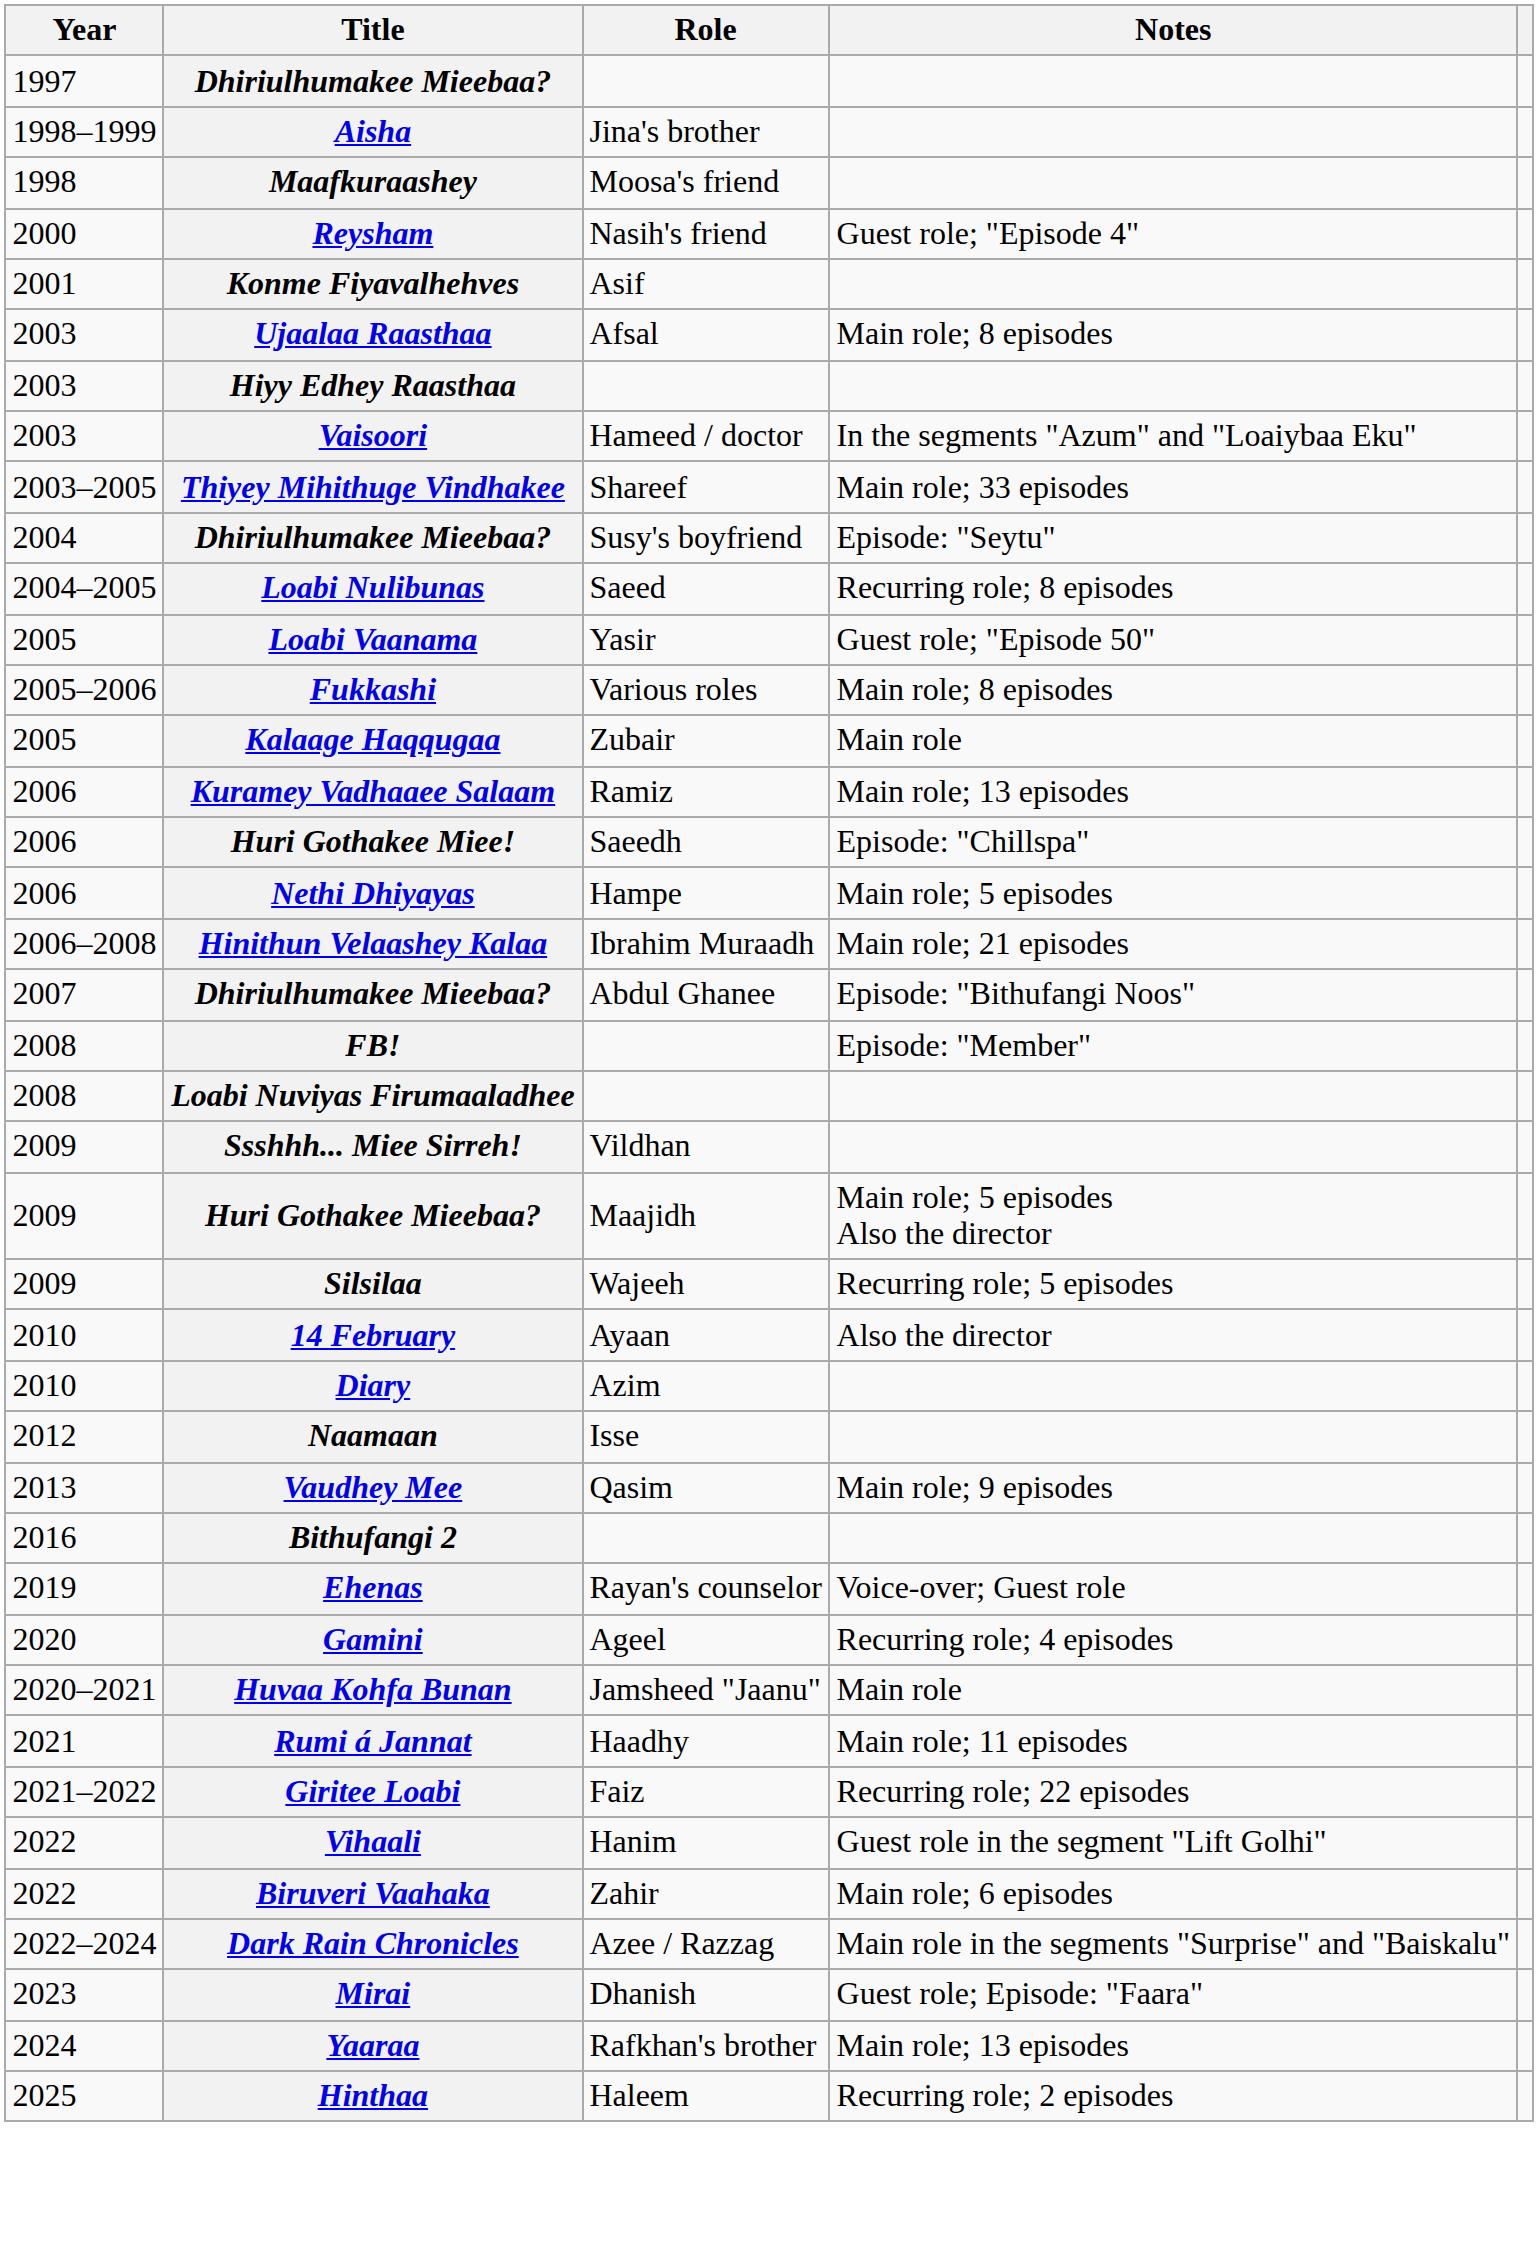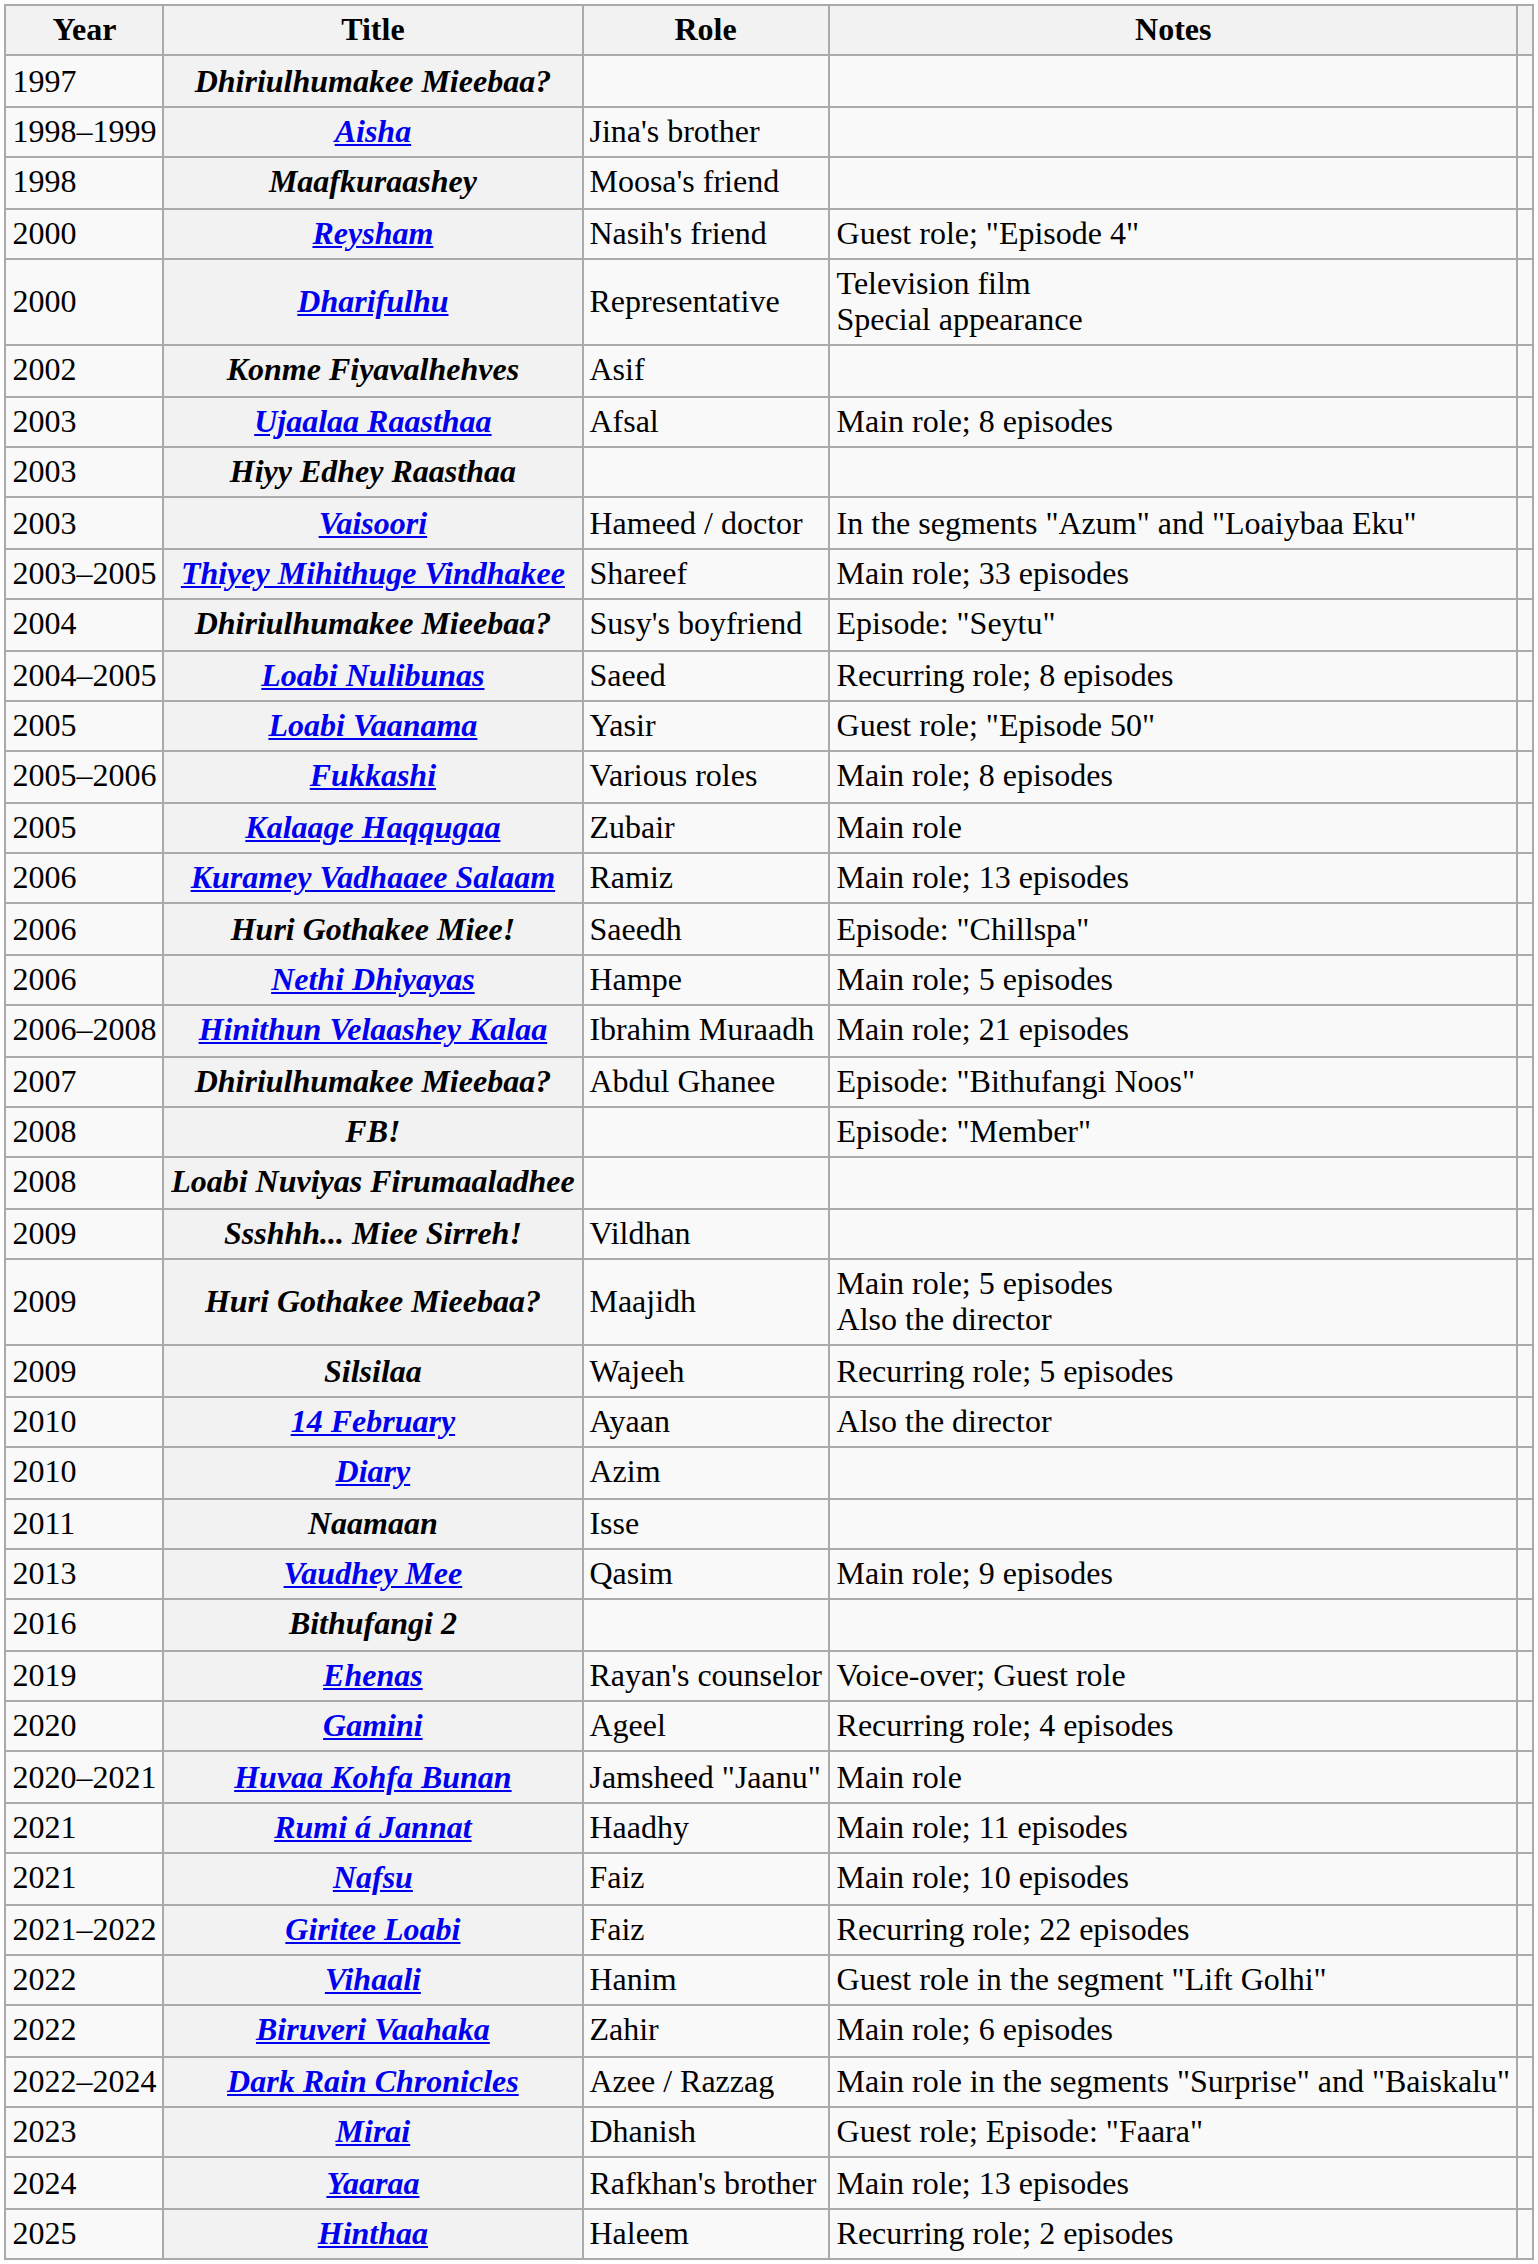+ row: (373, 301)
(44, 283) 2001 -> (44, 370) 2002
(44, 1436) 2012 -> (44, 1522) 2011
+ row: (373, 1878)
